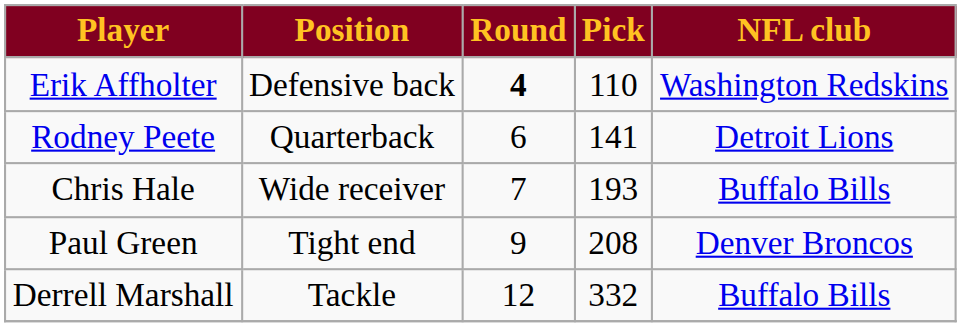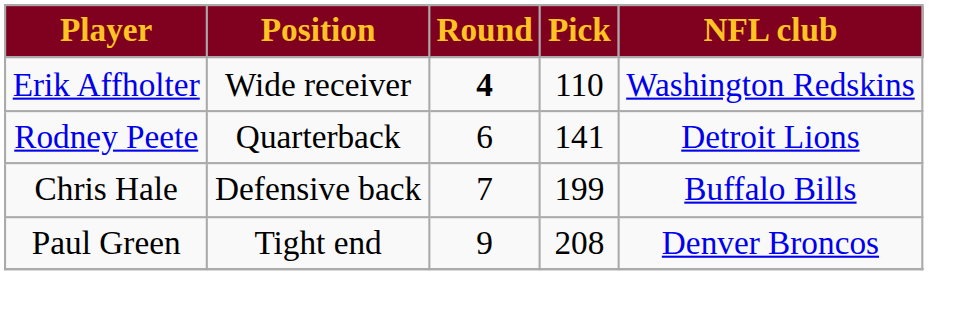(352, 83) Defensive back -> (318, 83) Wide receiver
(352, 189) Wide receiver -> (318, 189) Defensive back
(613, 189) 193 -> (579, 189) 199
- row: (123, 294)
